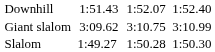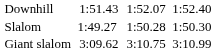rows swapped: (38, 26) <-> (23, 44)
